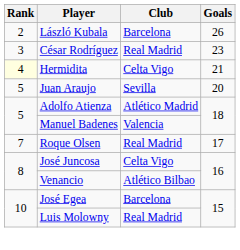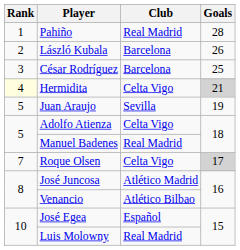+ row: (56, 32)
(153, 50) Real Madrid -> (147, 69) Barcelona
(218, 50) 23 -> (218, 69) 25
(218, 69) no background -> (218, 87) lightgrey background
(218, 87) 20 -> (218, 106) 19
(161, 106) Atlético Madrid -> (148, 124) Celta Vigo
(143, 124) Valencia -> (153, 143) Real Madrid
(153, 143) Real Madrid -> (148, 161) Celta Vigo
(218, 143) no background -> (218, 161) lightgrey background
(148, 161) Celta Vigo -> (161, 180) Atlético Madrid
(147, 198) Barcelona -> (142, 217) Español
